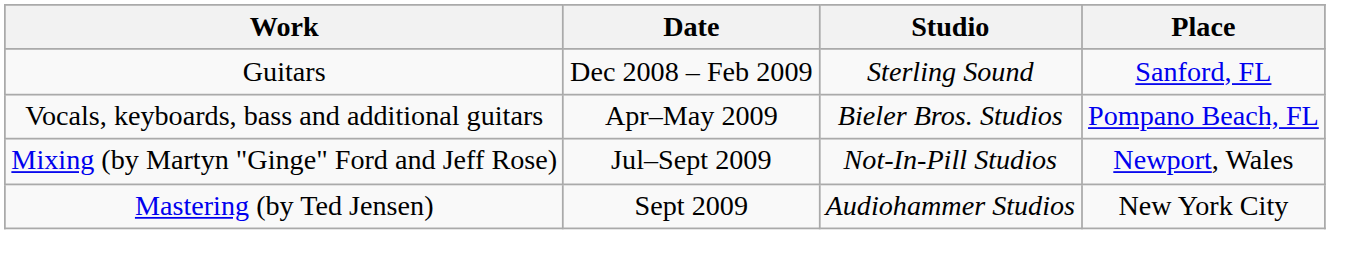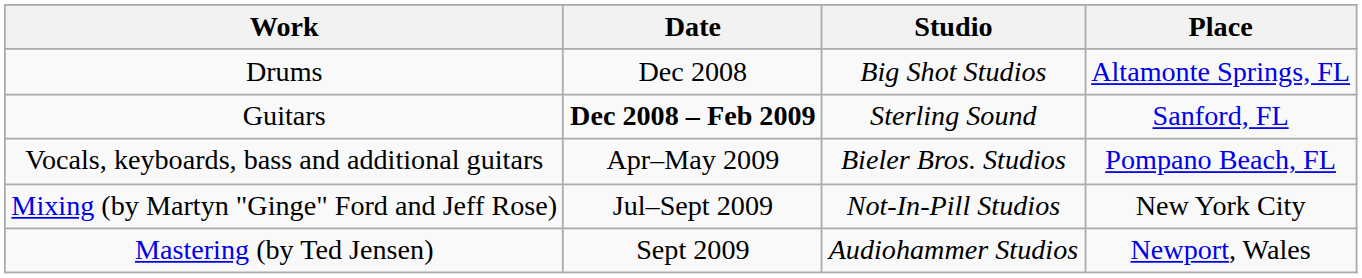+ row: (284, 71)
(691, 71) normal -> (693, 116) bold
(1203, 160) Newport, Wales -> (1221, 205) New York City
(1203, 205) New York City -> (1221, 250) Newport, Wales
